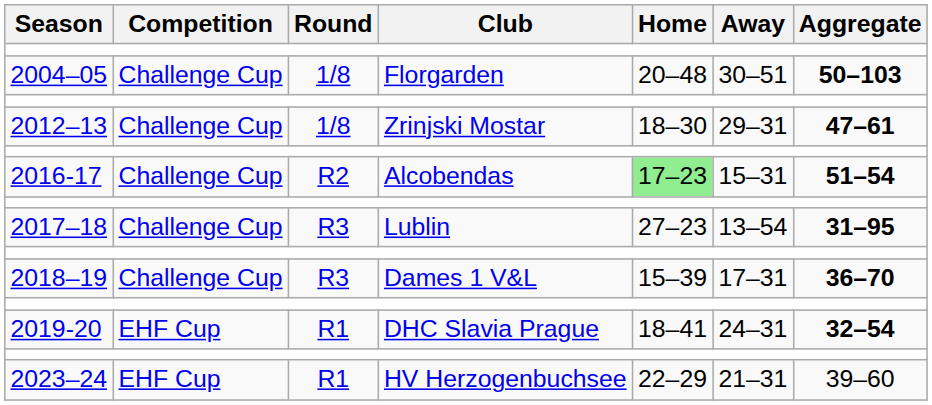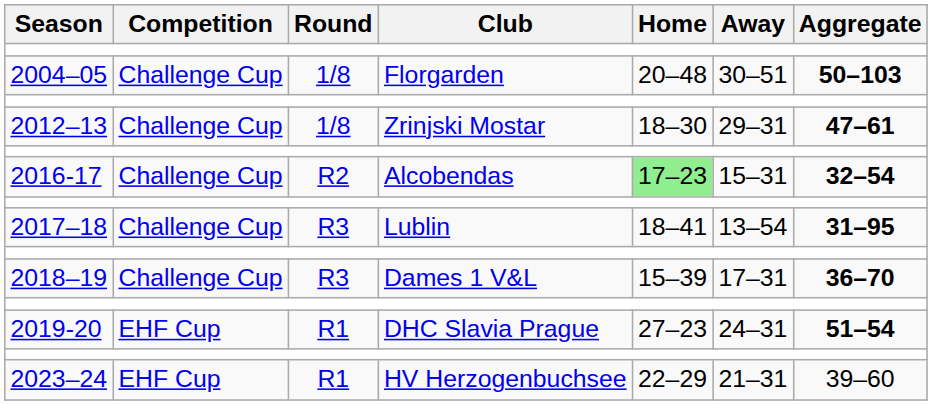(860, 176) 51–54 -> (860, 176) 32–54
(673, 227) 27–23 -> (673, 227) 18–41
(673, 328) 18–41 -> (673, 328) 27–23
(860, 328) 32–54 -> (860, 328) 51–54
